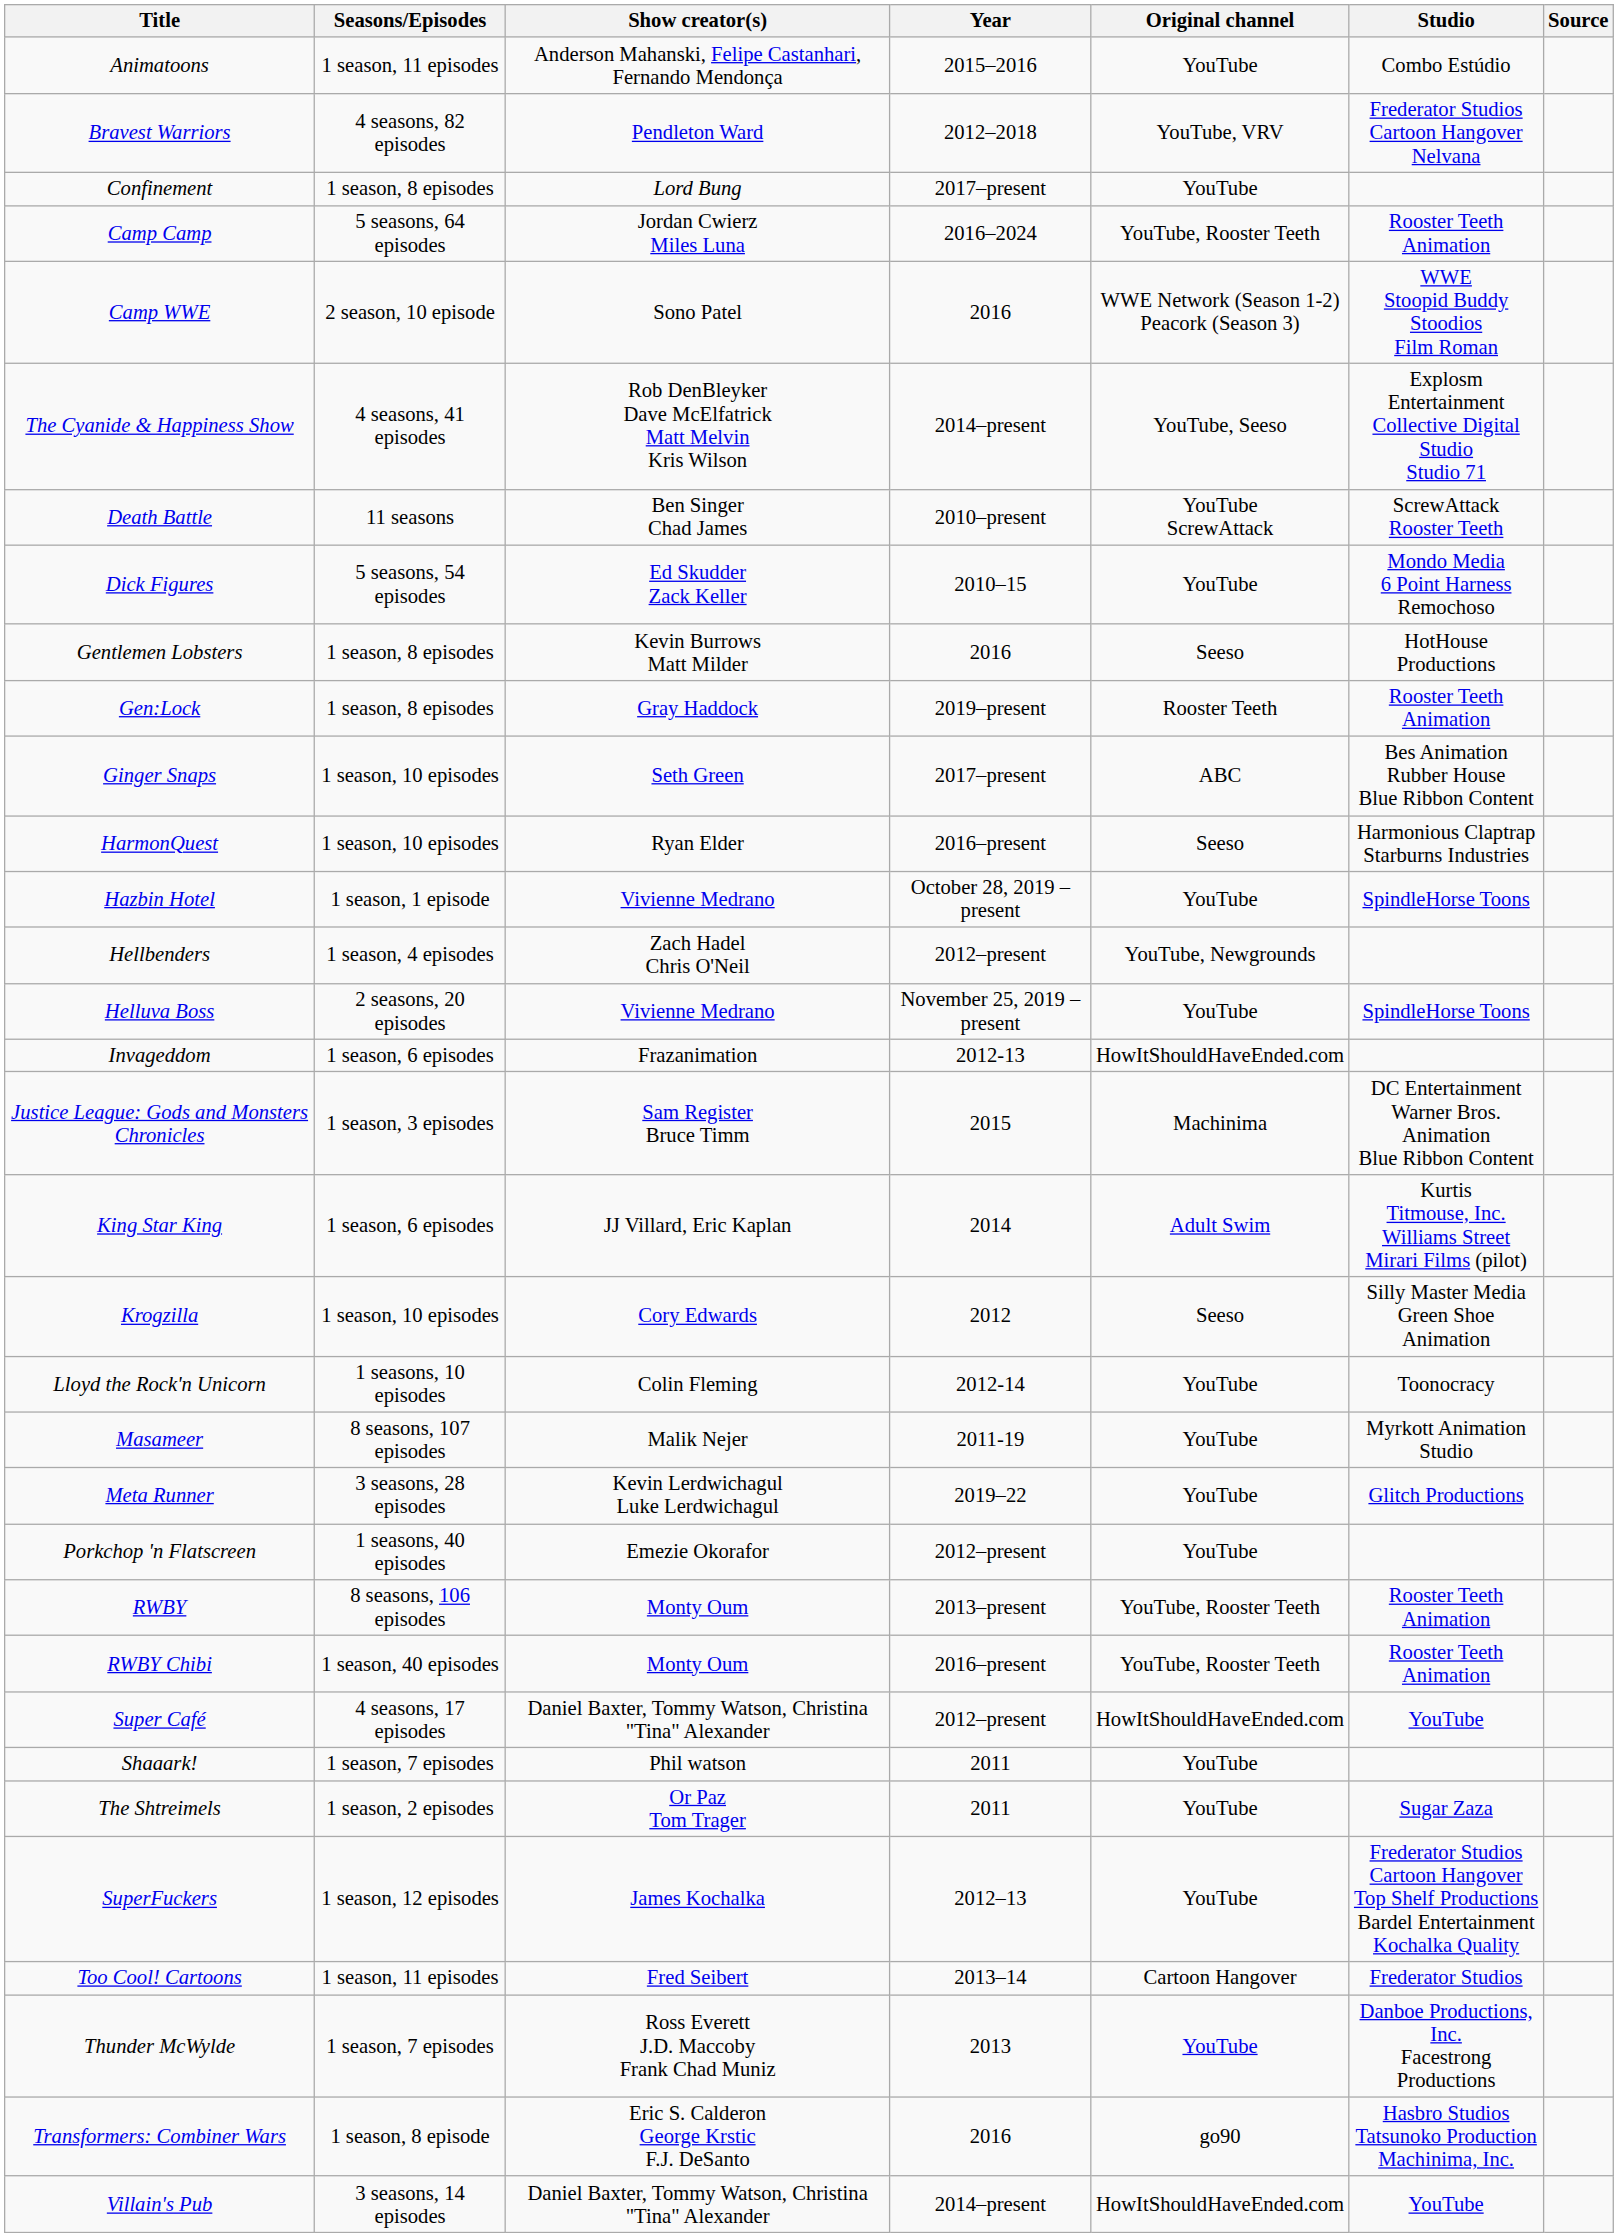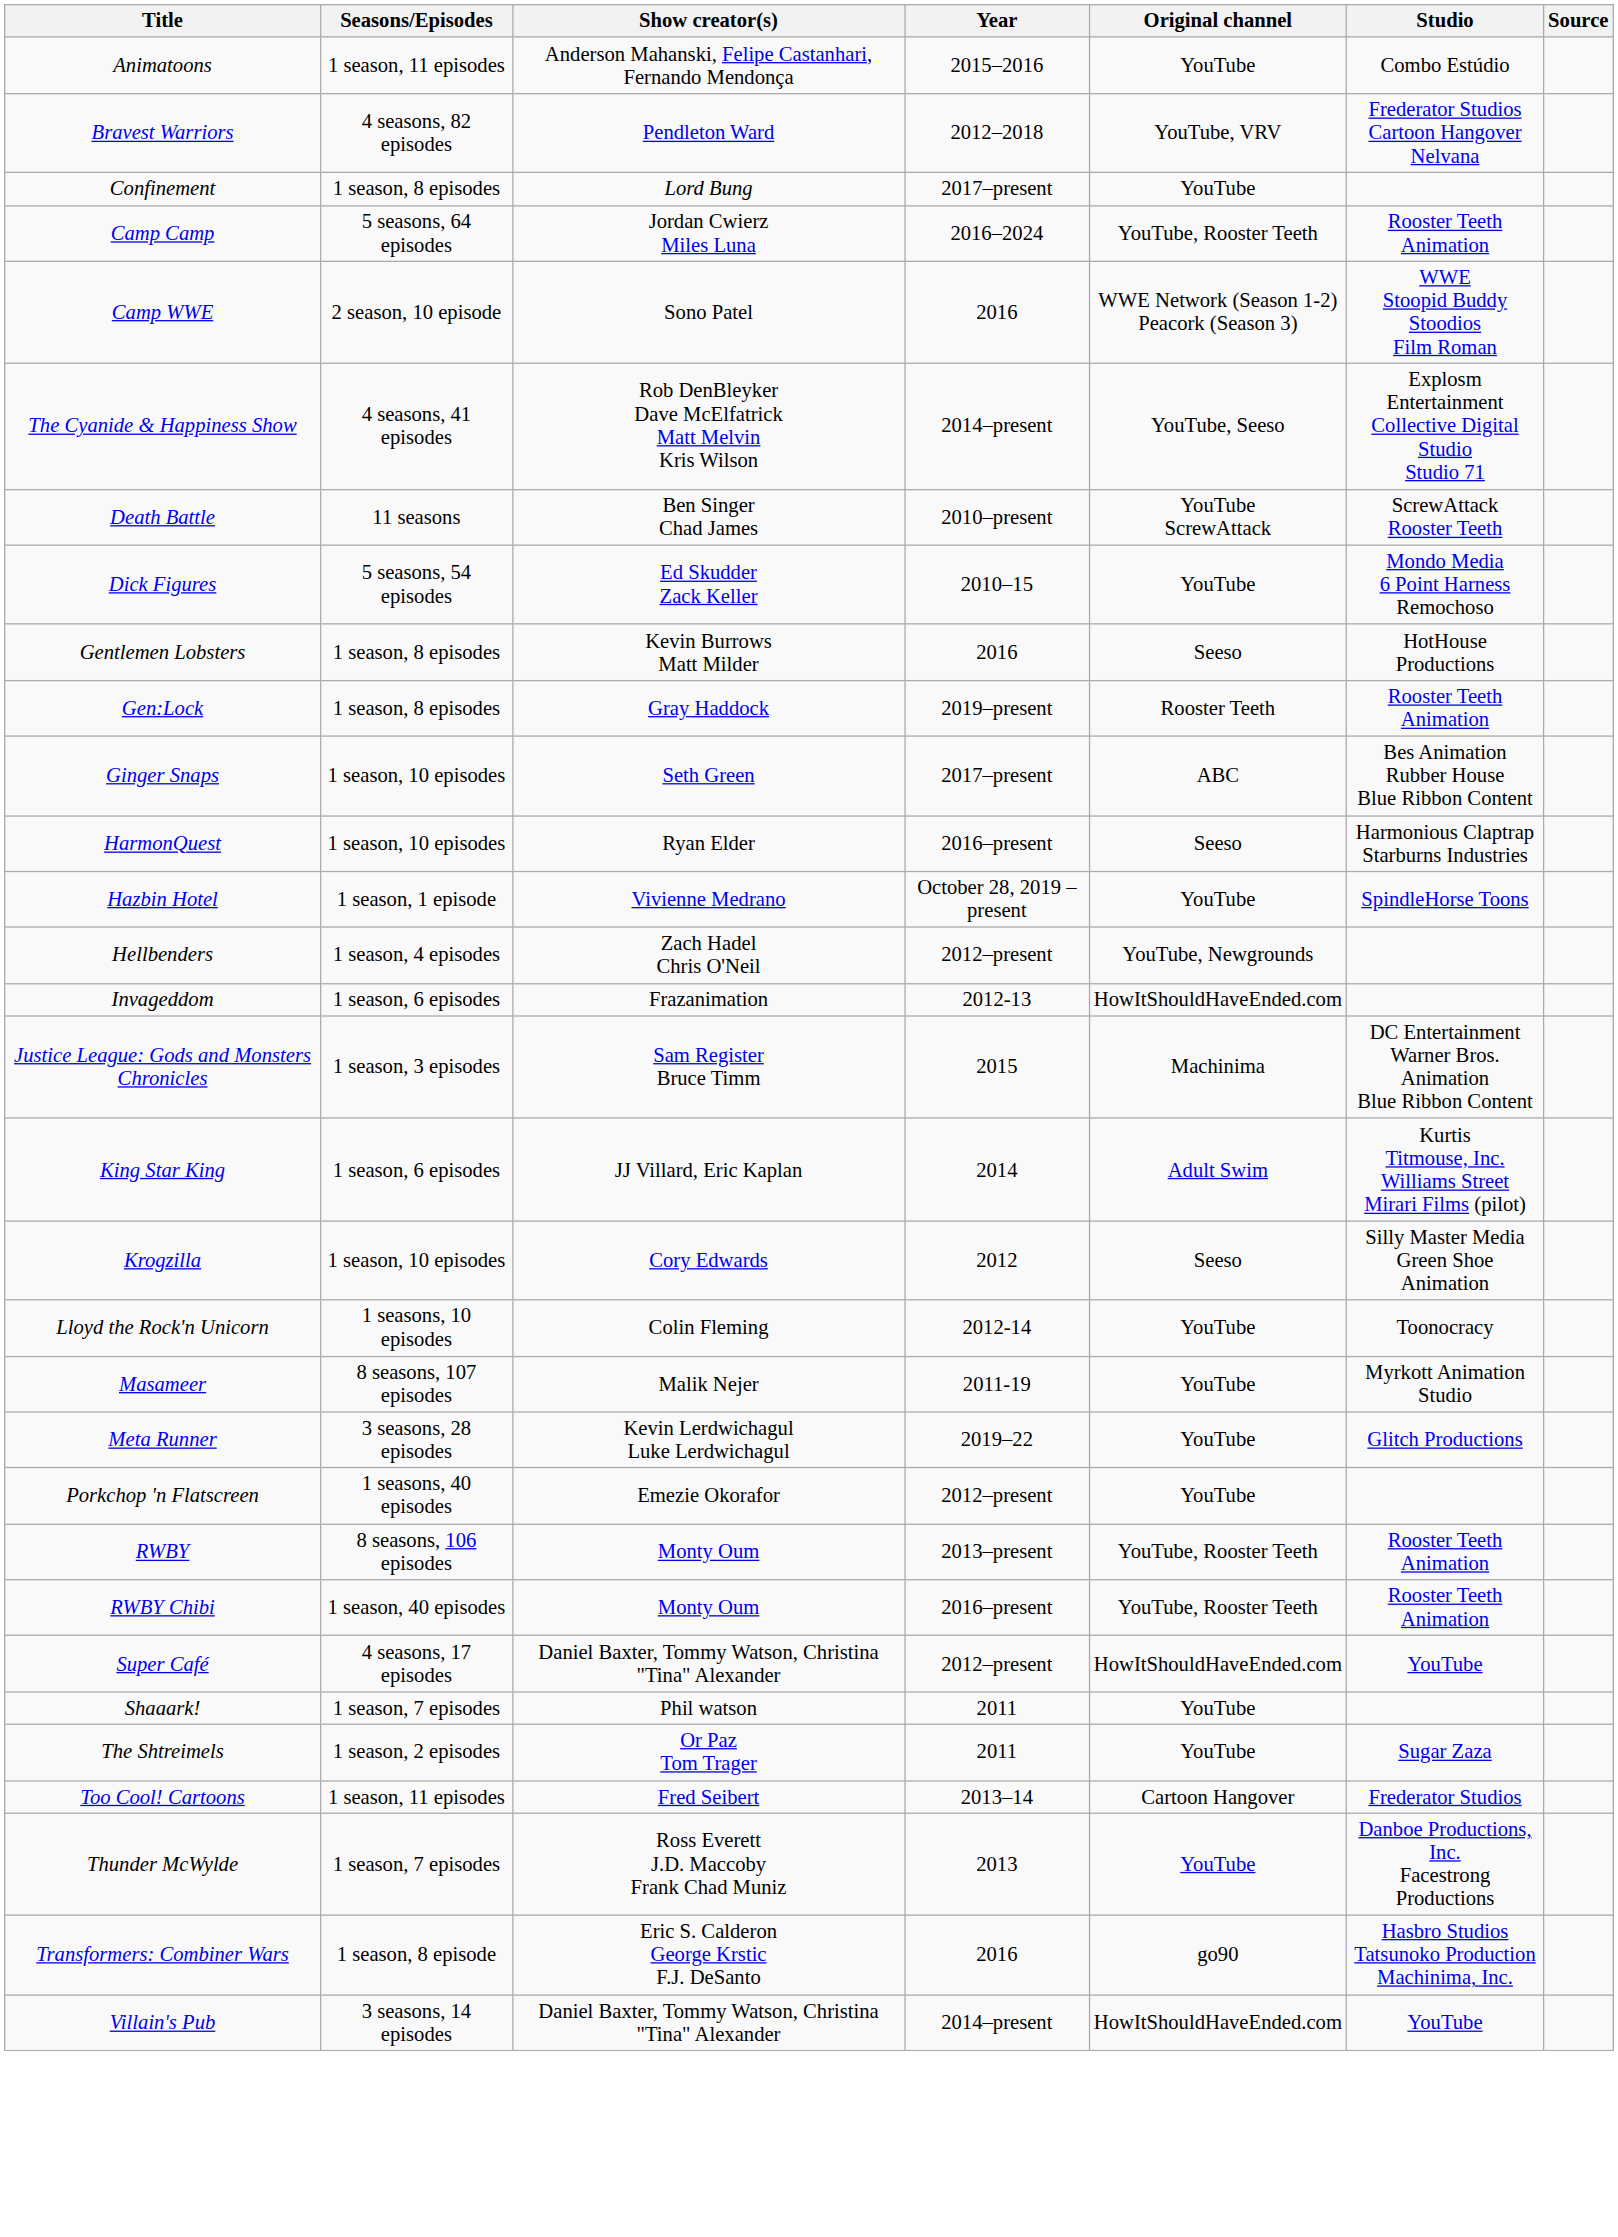- row: (160, 1011)
- row: (160, 1898)
